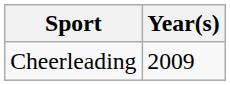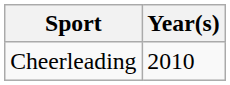(171, 60) 2009 -> (171, 60) 2010
